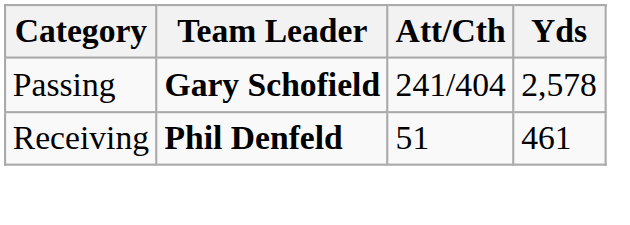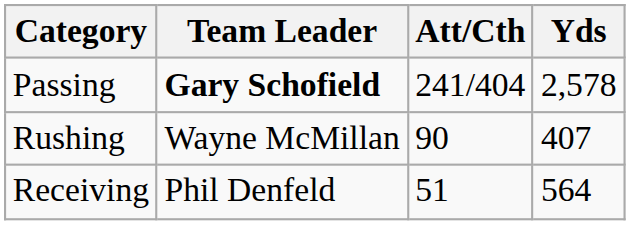+ row: (69, 137)
(254, 137) bold -> (250, 191) normal
(546, 137) 461 -> (566, 191) 564
